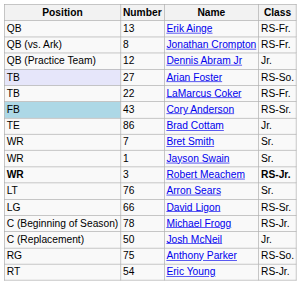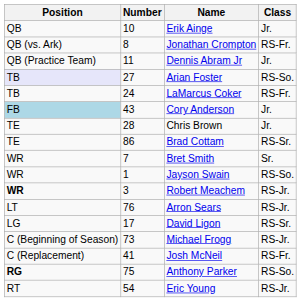(129, 28) 13 -> (129, 28) 10
(276, 28) RS-Fr. -> (266, 28) Jr.
(129, 61) 12 -> (128, 61) 11
(129, 93) 22 -> (129, 93) 24
(276, 110) RS-Sr. -> (266, 110) Jr.
+ row: (194, 126)
(266, 126) Jr. -> (276, 142) RS-Sr.
(267, 158) Sr. -> (278, 175) RS-So.
(276, 175) bold -> (275, 191) normal
(267, 191) Sr. -> (275, 207) RS-Jr.
(129, 207) 66 -> (129, 223) 17
(129, 223) 78 -> (129, 239) 73
(129, 239) 50 -> (129, 256) 41
(266, 239) Jr. -> (276, 256) RS-Fr.
(14, 256) normal -> (14, 272) bold
